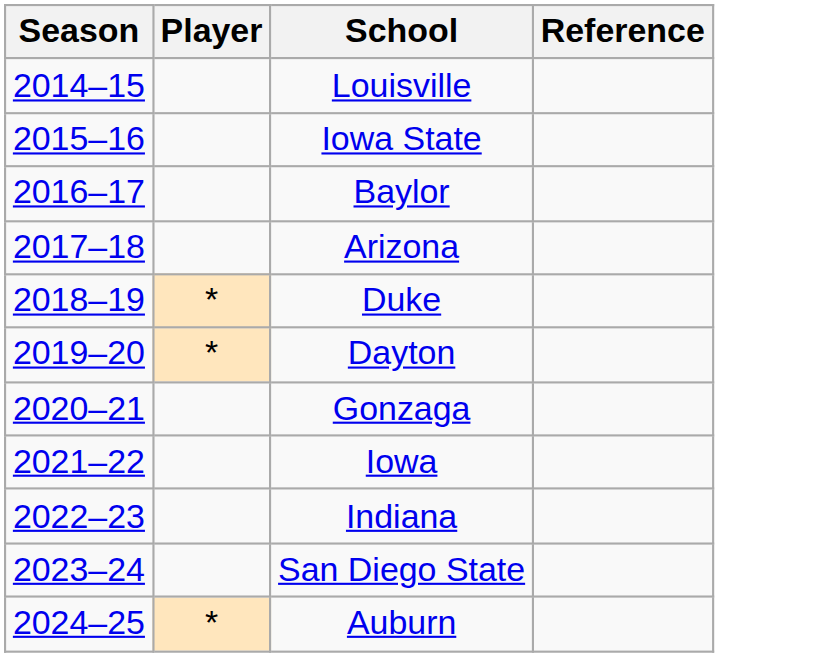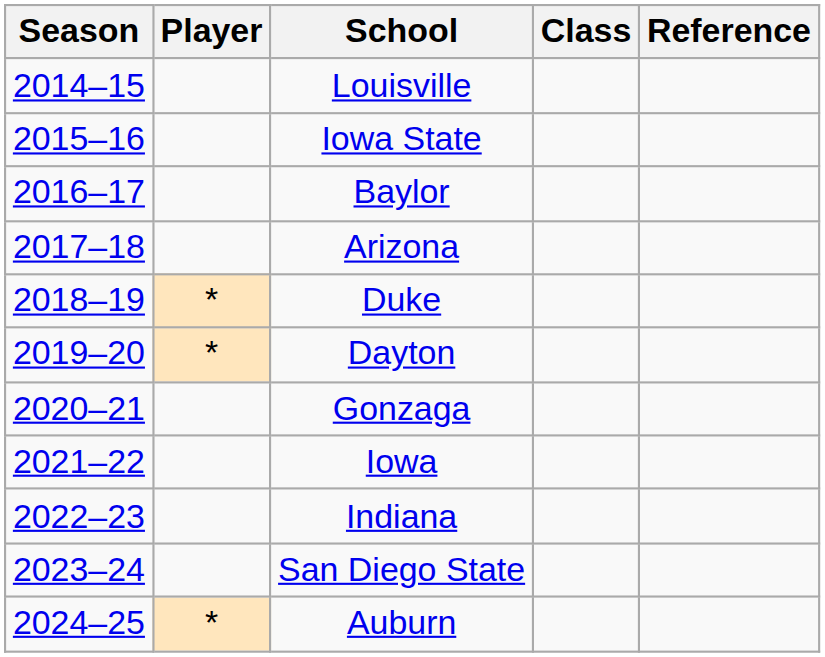+ column: (586, 31)
